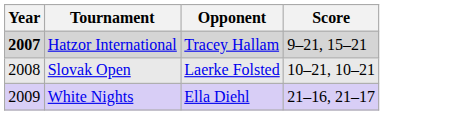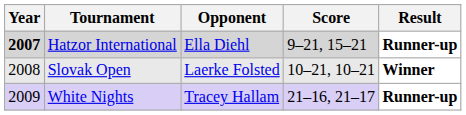+ column: (420, 18)
(232, 44) Tracey Hallam -> (217, 44) Ella Diehl
(217, 97) Ella Diehl -> (232, 97) Tracey Hallam
